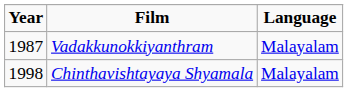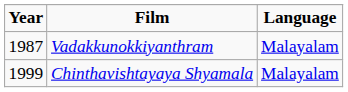(26, 73) 1998 -> (26, 73) 1999
